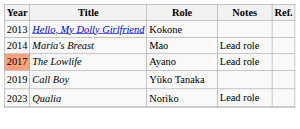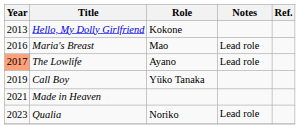(17, 45) 2014 -> (17, 45) 2016
+ row: (67, 97)
